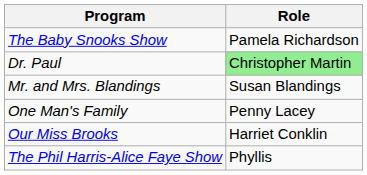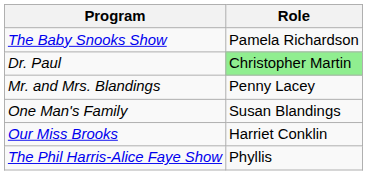(285, 87) Susan Blandings -> (272, 87) Penny Lacey
(272, 110) Penny Lacey -> (285, 110) Susan Blandings
